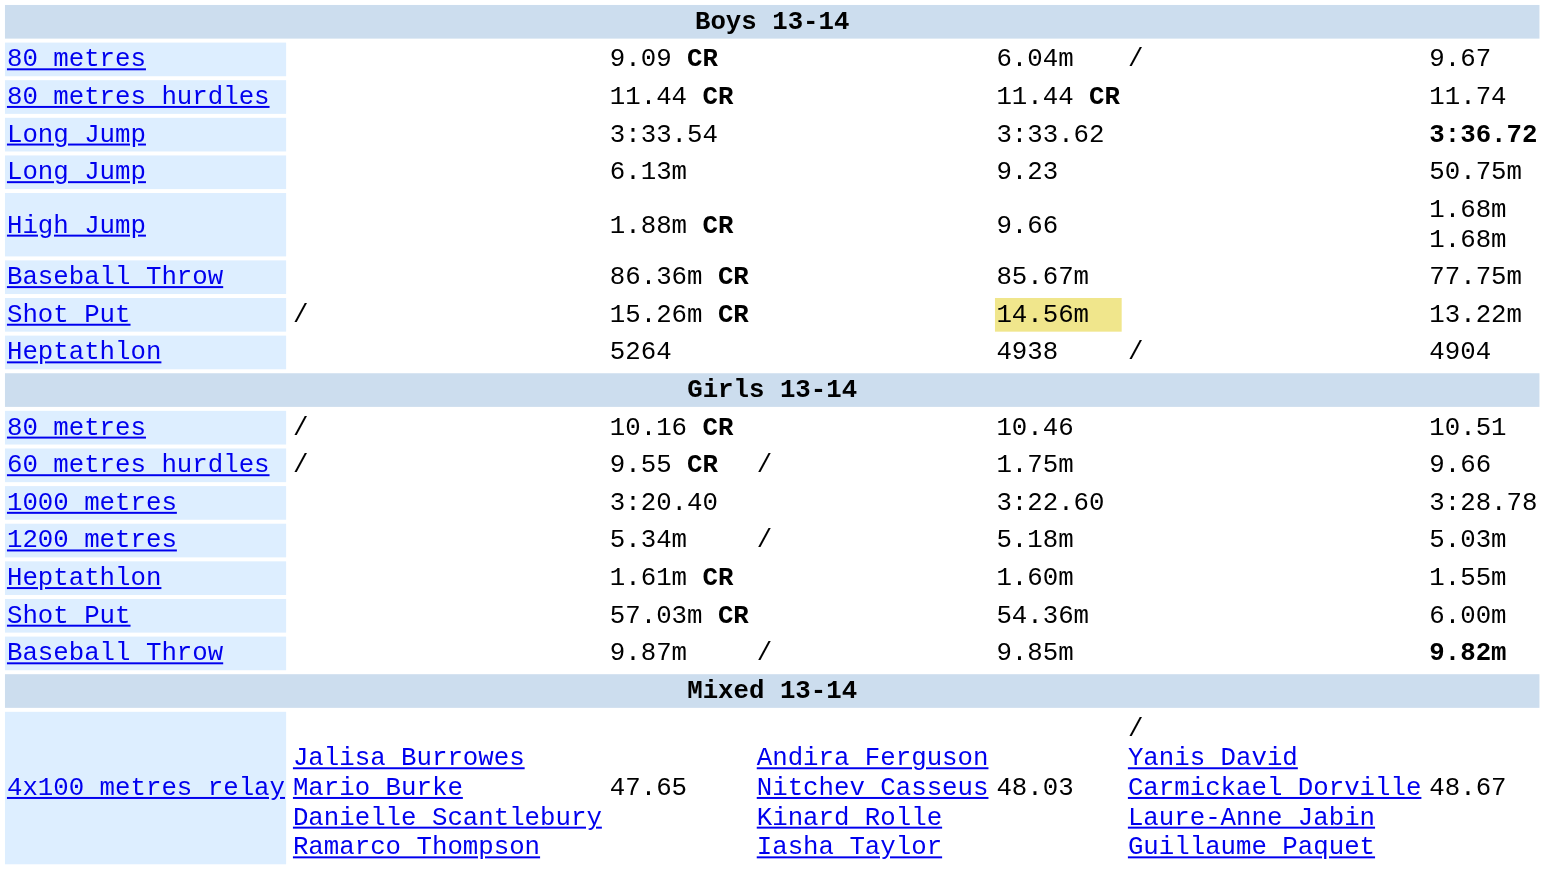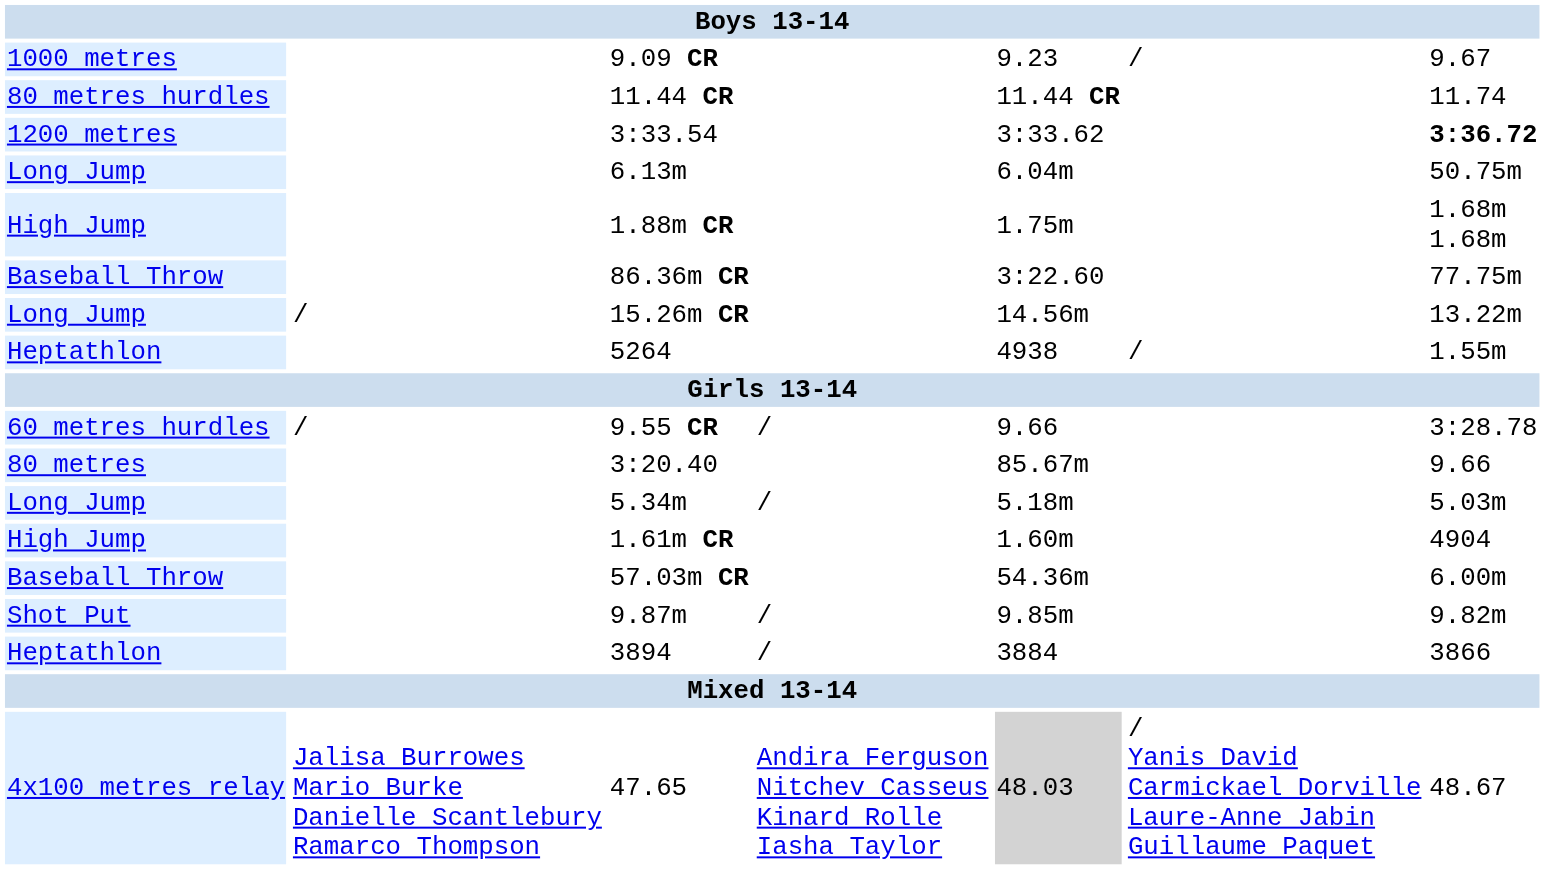(76, 59) 80 metres -> (92, 59) 1000 metres
(1035, 59) 6.04m -> (1027, 59) 9.23
(76, 135) Long Jump -> (92, 135) 1200 metres
(1027, 172) 9.23 -> (1035, 172) 6.04m
(1027, 225) 9.66 -> (1035, 225) 1.75m
(1043, 277) 85.67m -> (1050, 277) 3:22.60
(69, 315) Shot Put -> (76, 315) Long Jump
(1043, 315) khaki background -> (1043, 315) no background
(1460, 352) 4904 -> (1468, 352) 1.55m
- row: (672, 428)
(1035, 465) 1.75m -> (1027, 428) 9.66
(1460, 465) 9.66 -> (1483, 428) 3:28.78
(92, 503) 1000 metres -> (76, 465) 80 metres
(1050, 503) 3:22.60 -> (1043, 465) 85.67m
(1483, 503) 3:28.78 -> (1460, 465) 9.66
(92, 541) 1200 metres -> (76, 503) Long Jump
(84, 578) Heptathlon -> (76, 541) High Jump
(1468, 578) 1.55m -> (1460, 541) 4904
(69, 616) Shot Put -> (115, 578) Baseball Throw
(115, 653) Baseball Throw -> (69, 616) Shot Put
(1468, 653) bold -> (1468, 616) normal
+ row: (641, 653)
(1035, 788) no background -> (1035, 788) lightgrey background
